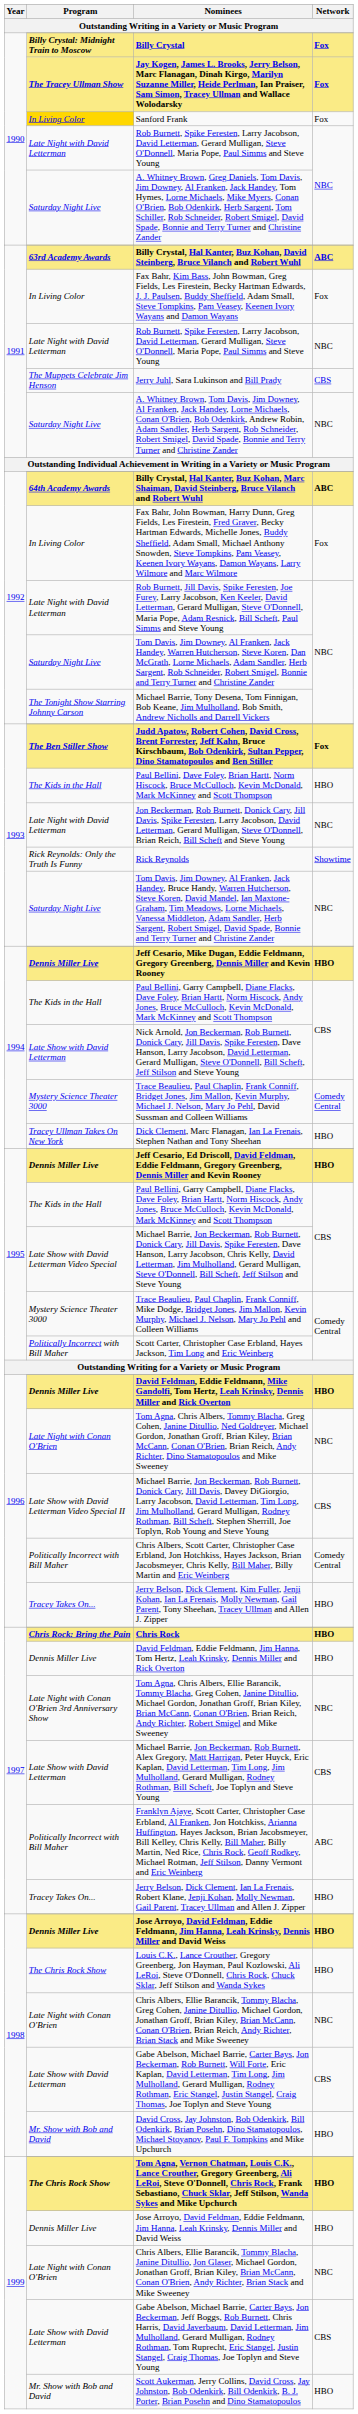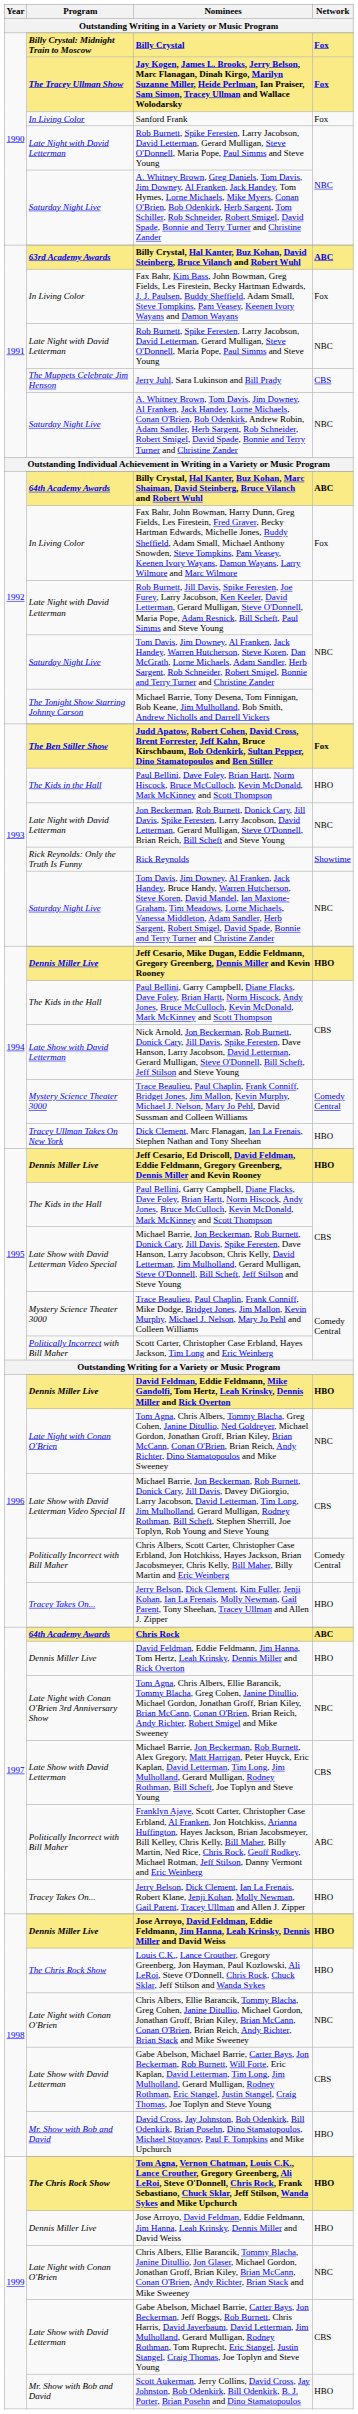(57, 118) gold background -> (57, 118) no background
(80, 1634) Chris Rock: Bring the Pain -> (69, 1634) 64th Academy Awards
(324, 1634) HBO -> (324, 1634) ABC
